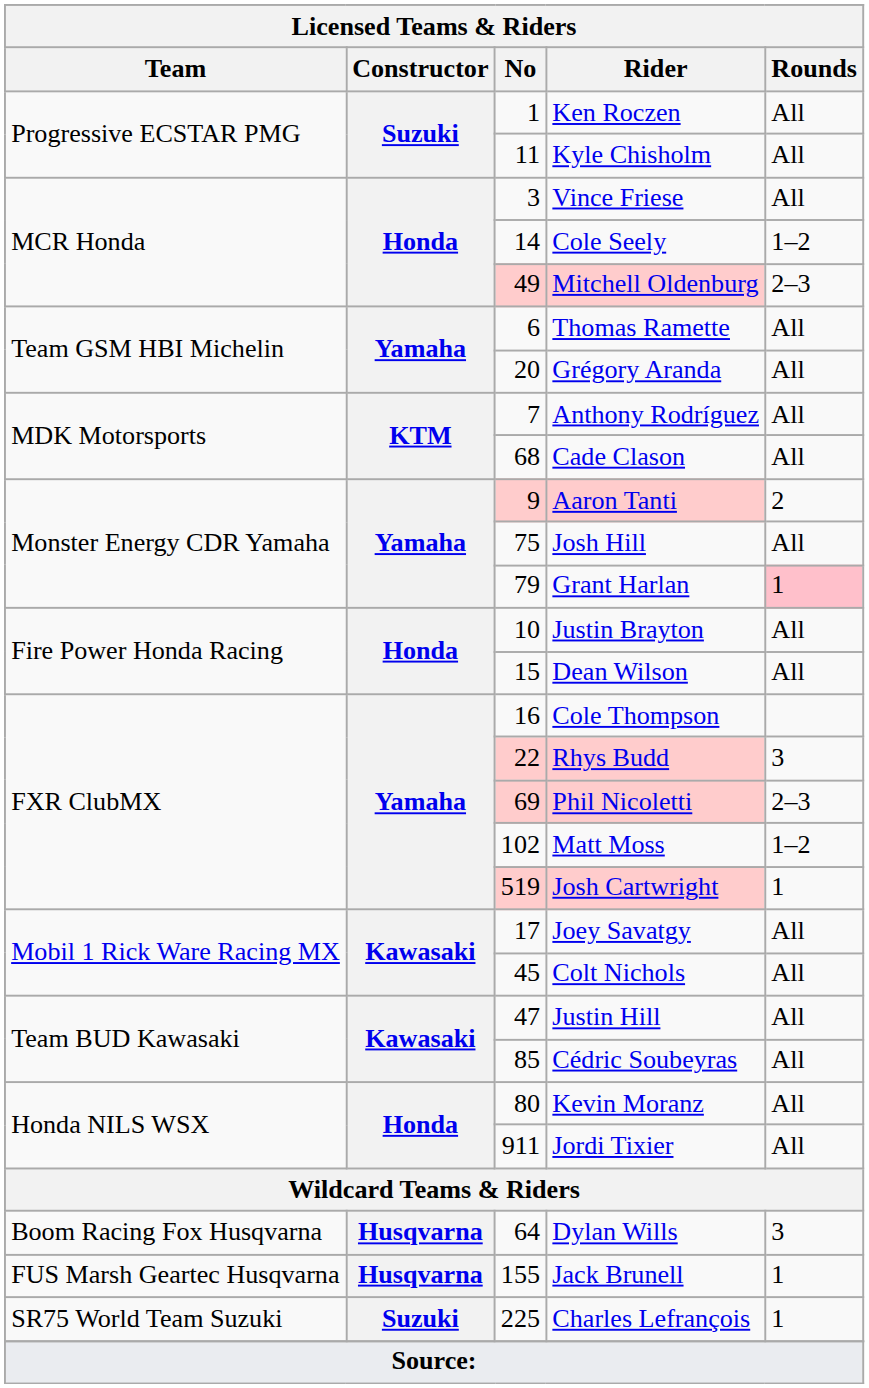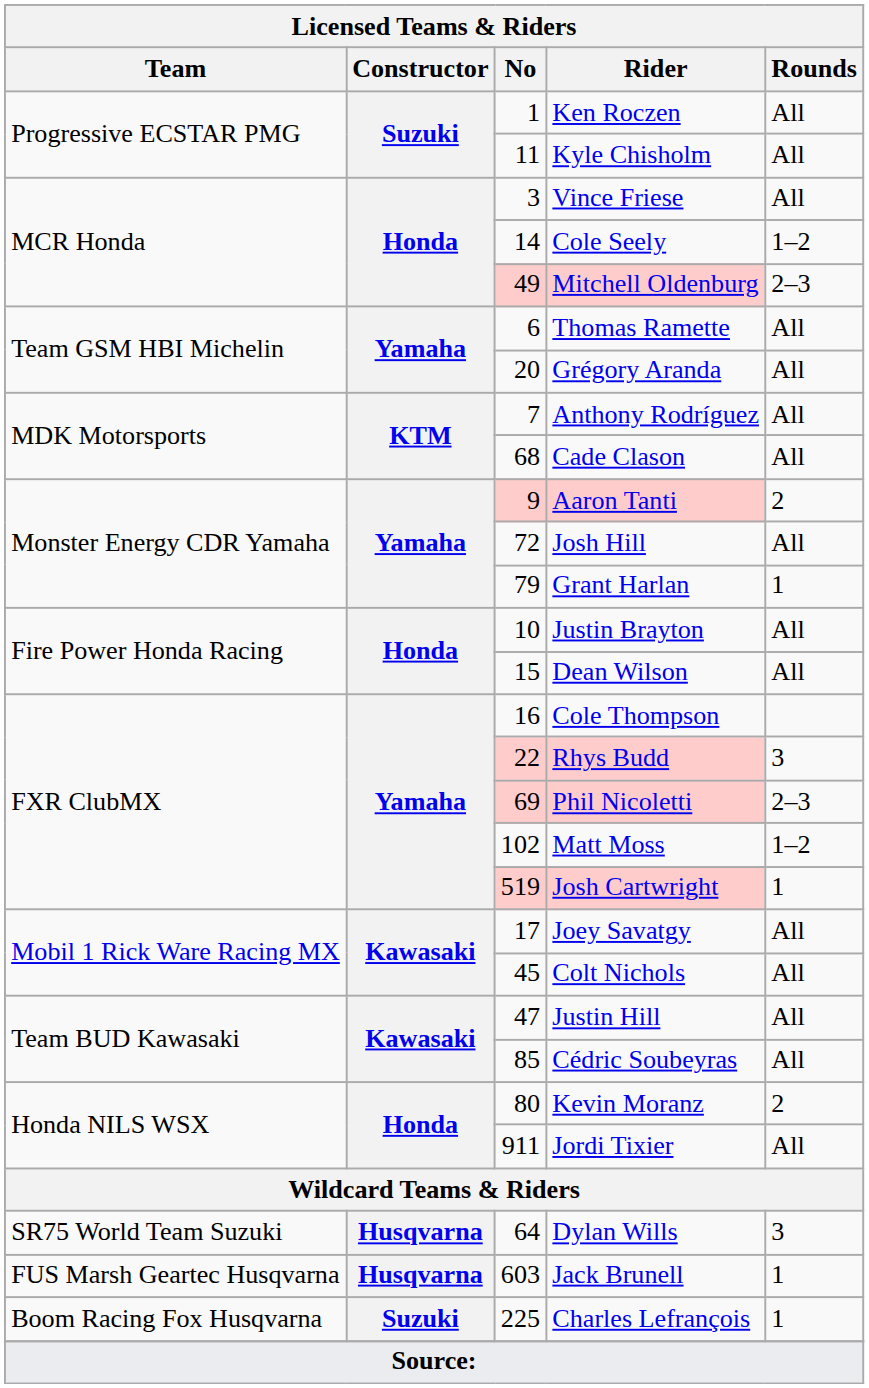(527, 542) 75 -> (527, 542) 72
(778, 585) pink background -> (778, 585) no background
(788, 1102) All -> (778, 1102) 2
(167, 1231) Boom Racing Fox Husqvarna -> (147, 1231) SR75 World Team Suzuki
(520, 1274) 155 -> (520, 1274) 603
(147, 1318) SR75 World Team Suzuki -> (167, 1318) Boom Racing Fox Husqvarna
